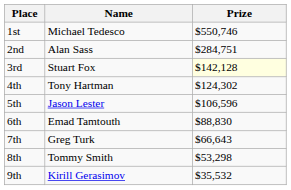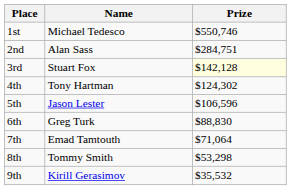(84, 121) Emad Tamtouth -> (71, 121) Greg Turk
(71, 139) Greg Turk -> (84, 139) Emad Tamtouth
(213, 139) $66,643 -> (213, 139) $71,064
